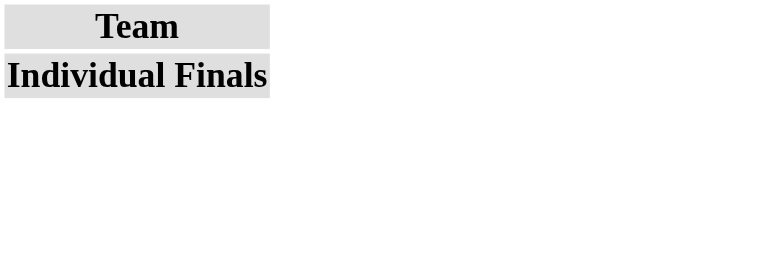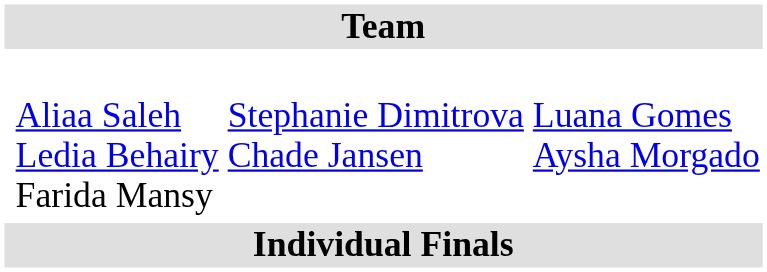+ row: (117, 155)
